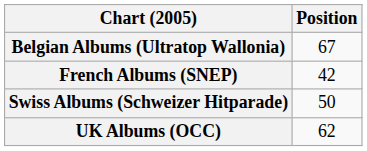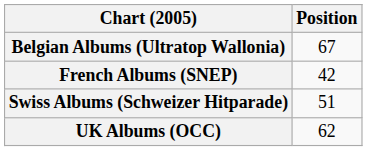(327, 103) 50 -> (327, 103) 51
